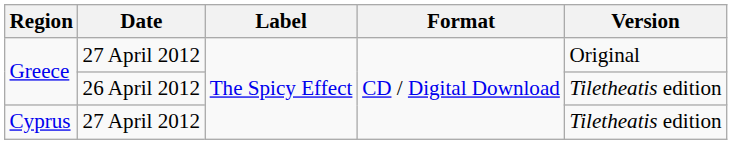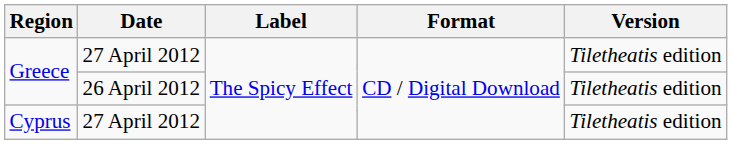(605, 54) Original -> (646, 54) Tiletheatis edition
